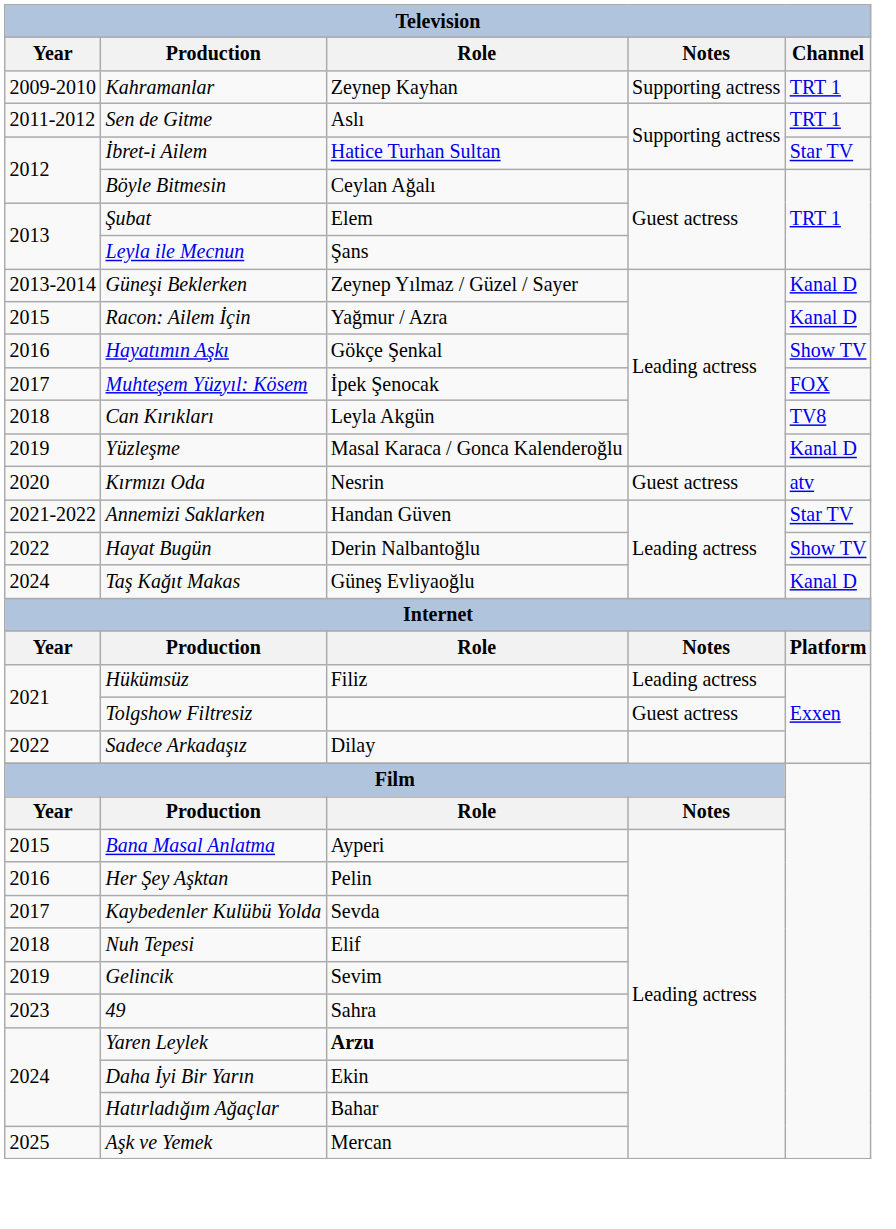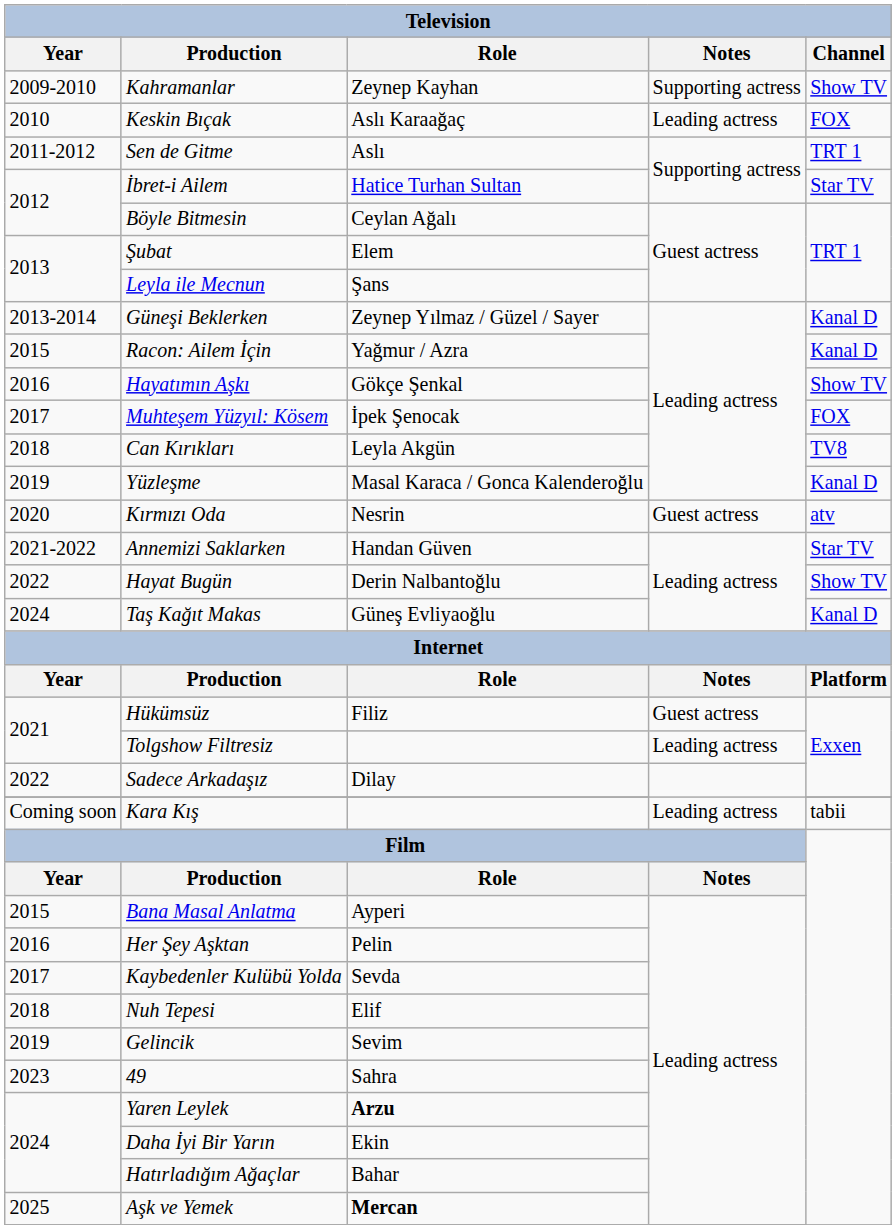(815, 86) TRT 1 -> (849, 86) Show TV
+ row: (179, 119)
(694, 680) Leading actress -> (706, 713) Guest actress
(685, 713) Guest actress -> (715, 746) Leading actress
+ row: (162, 812)
(361, 1142) normal -> (384, 1207) bold
